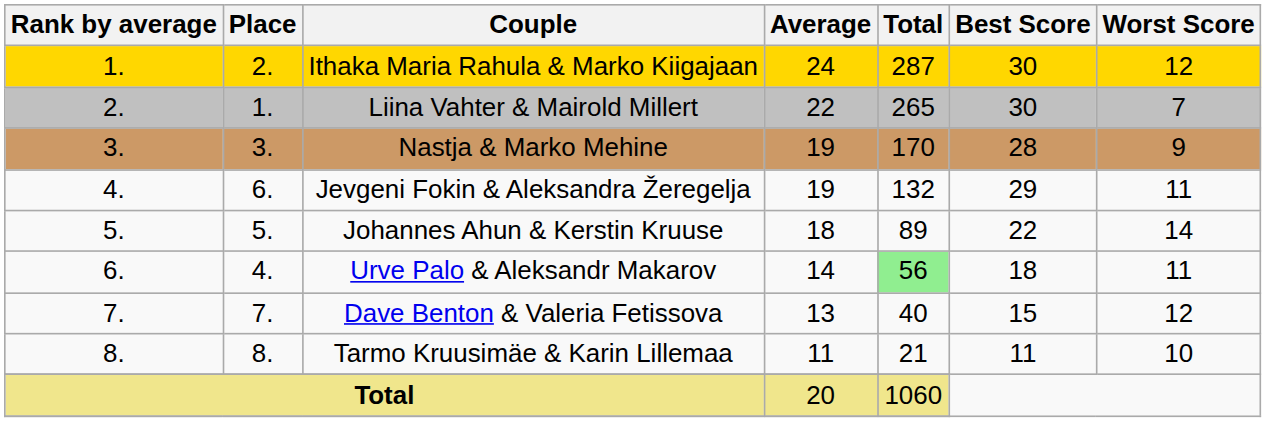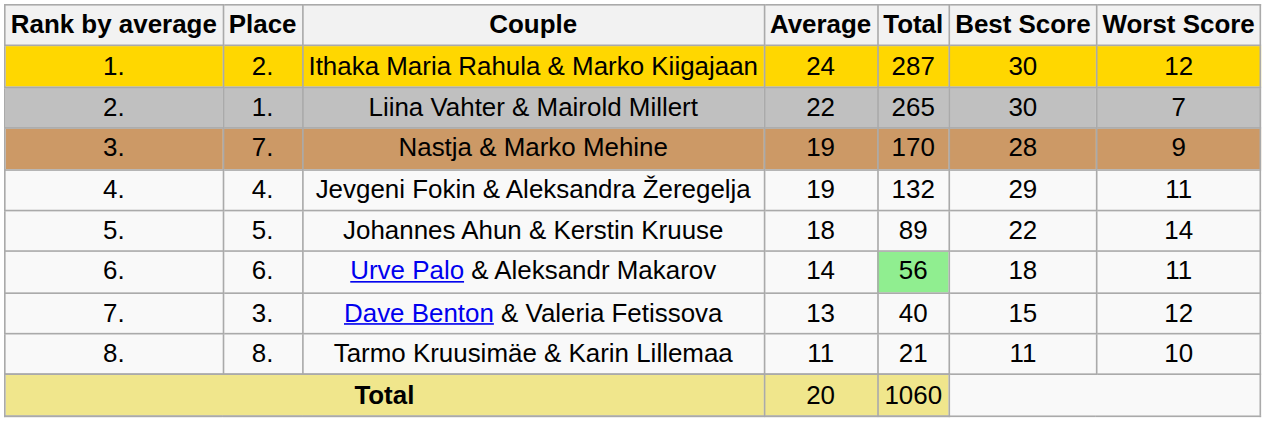(263, 148) 3. -> (263, 148) 7.
(263, 189) 6. -> (263, 189) 4.
(263, 271) 4. -> (263, 271) 6.
(263, 312) 7. -> (263, 312) 3.
